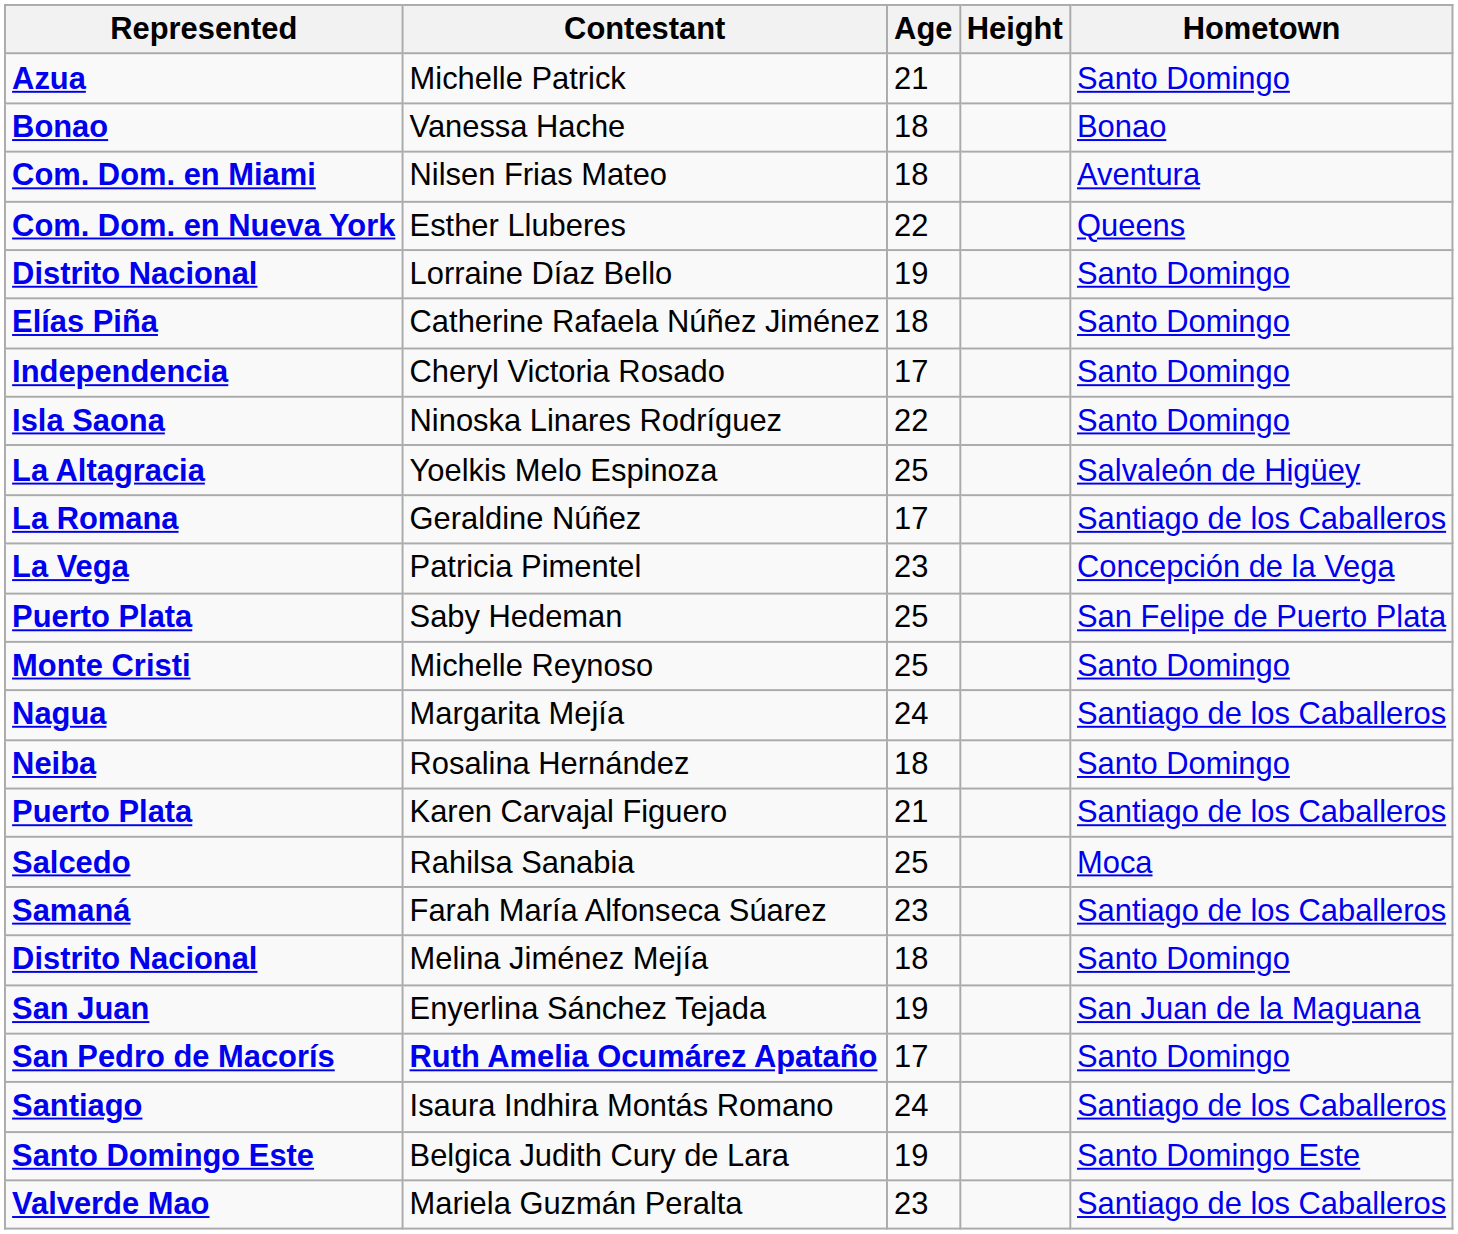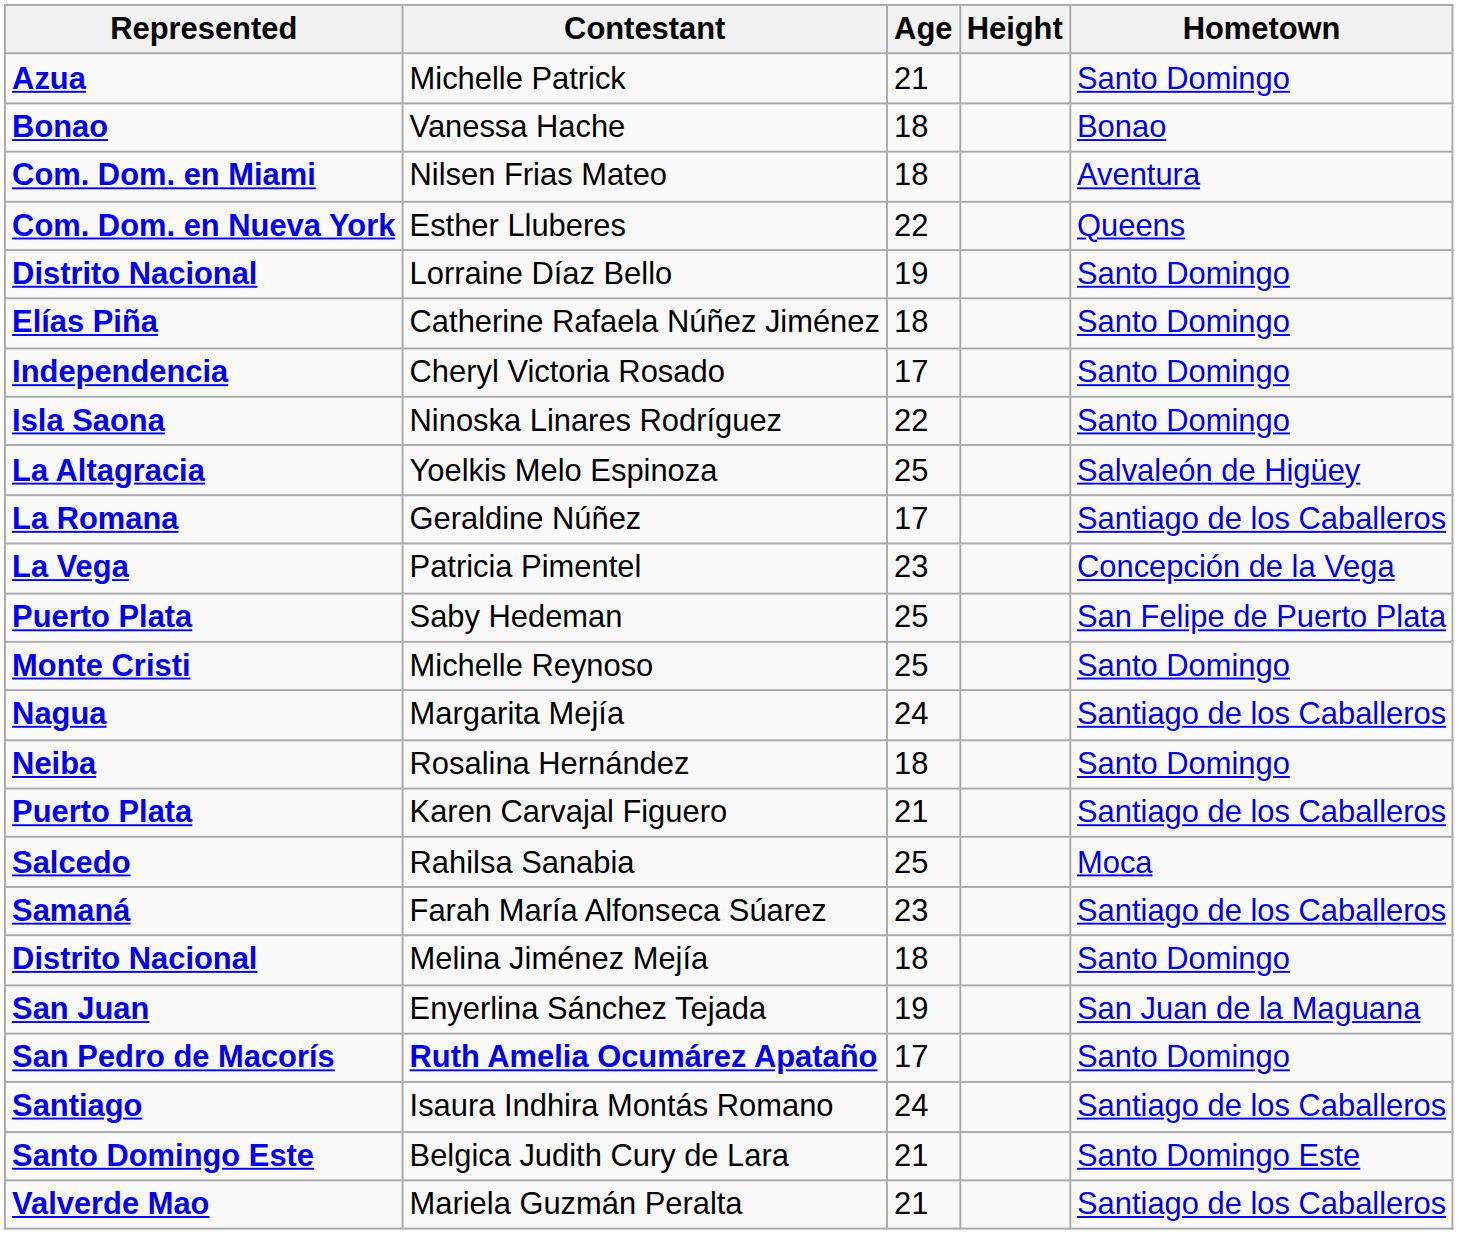(911, 1155) 19 -> (911, 1155) 21
(911, 1204) 23 -> (911, 1204) 21
